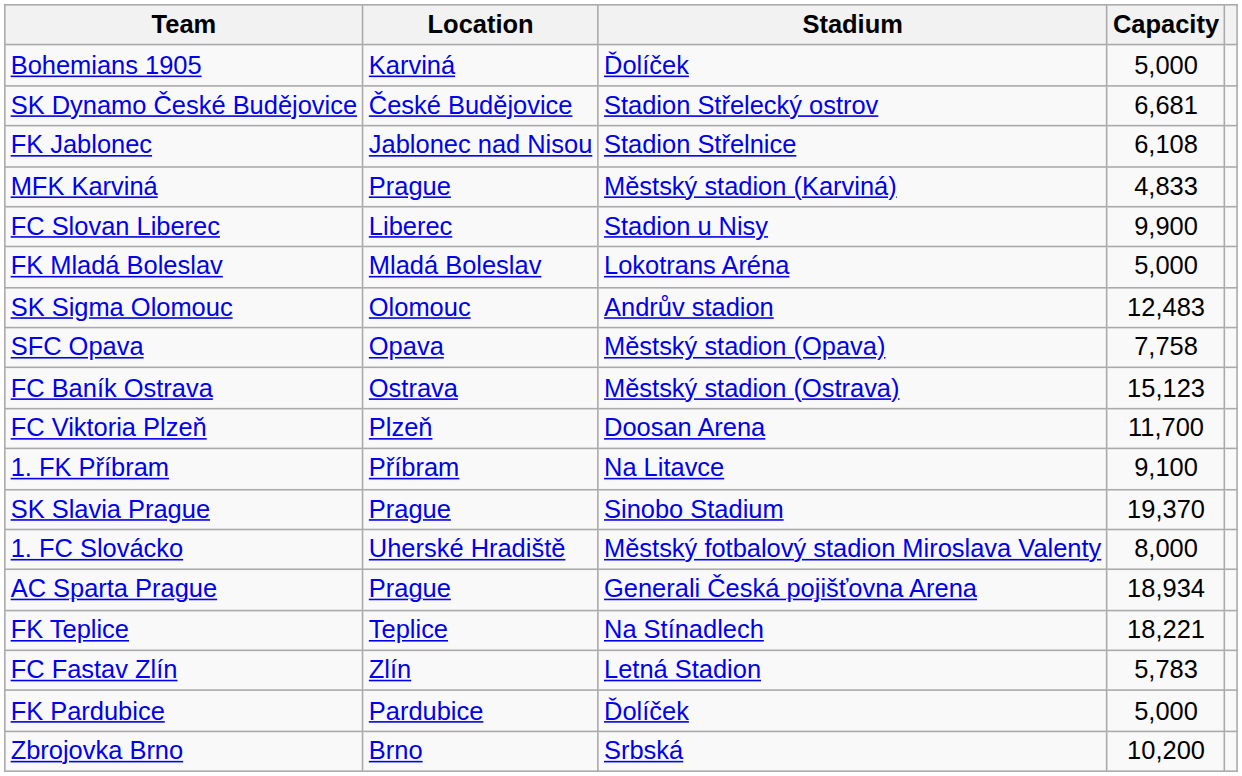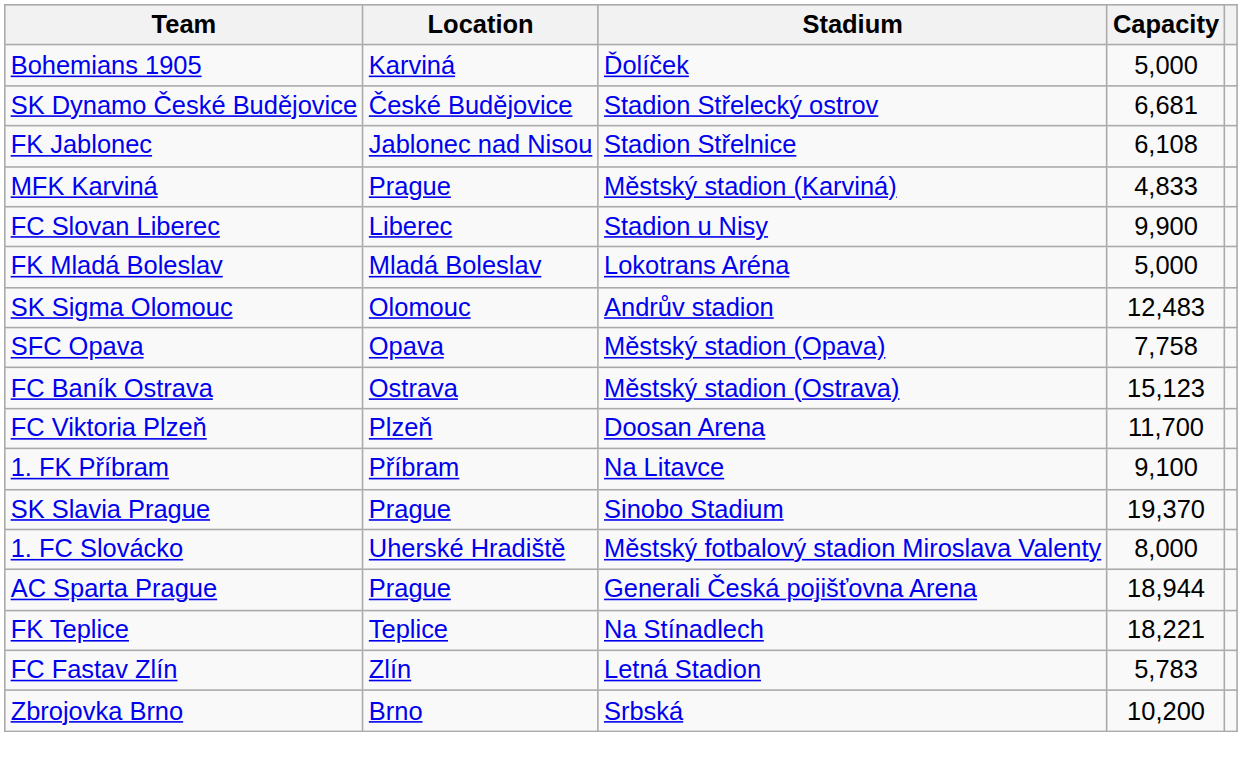(1166, 589) 18,934 -> (1166, 589) 18,944
- row: (88, 710)
